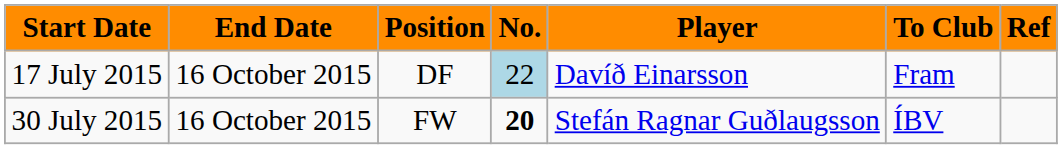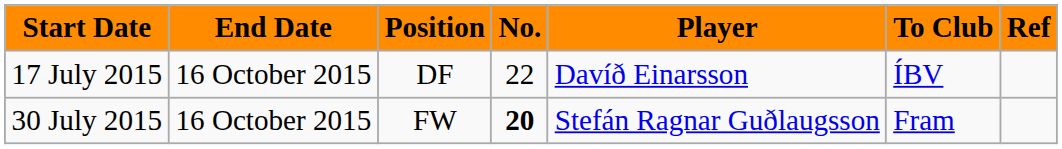(520, 73) lightblue background -> (520, 73) no background
(924, 73) Fram -> (918, 73) ÍBV
(918, 119) ÍBV -> (924, 119) Fram
